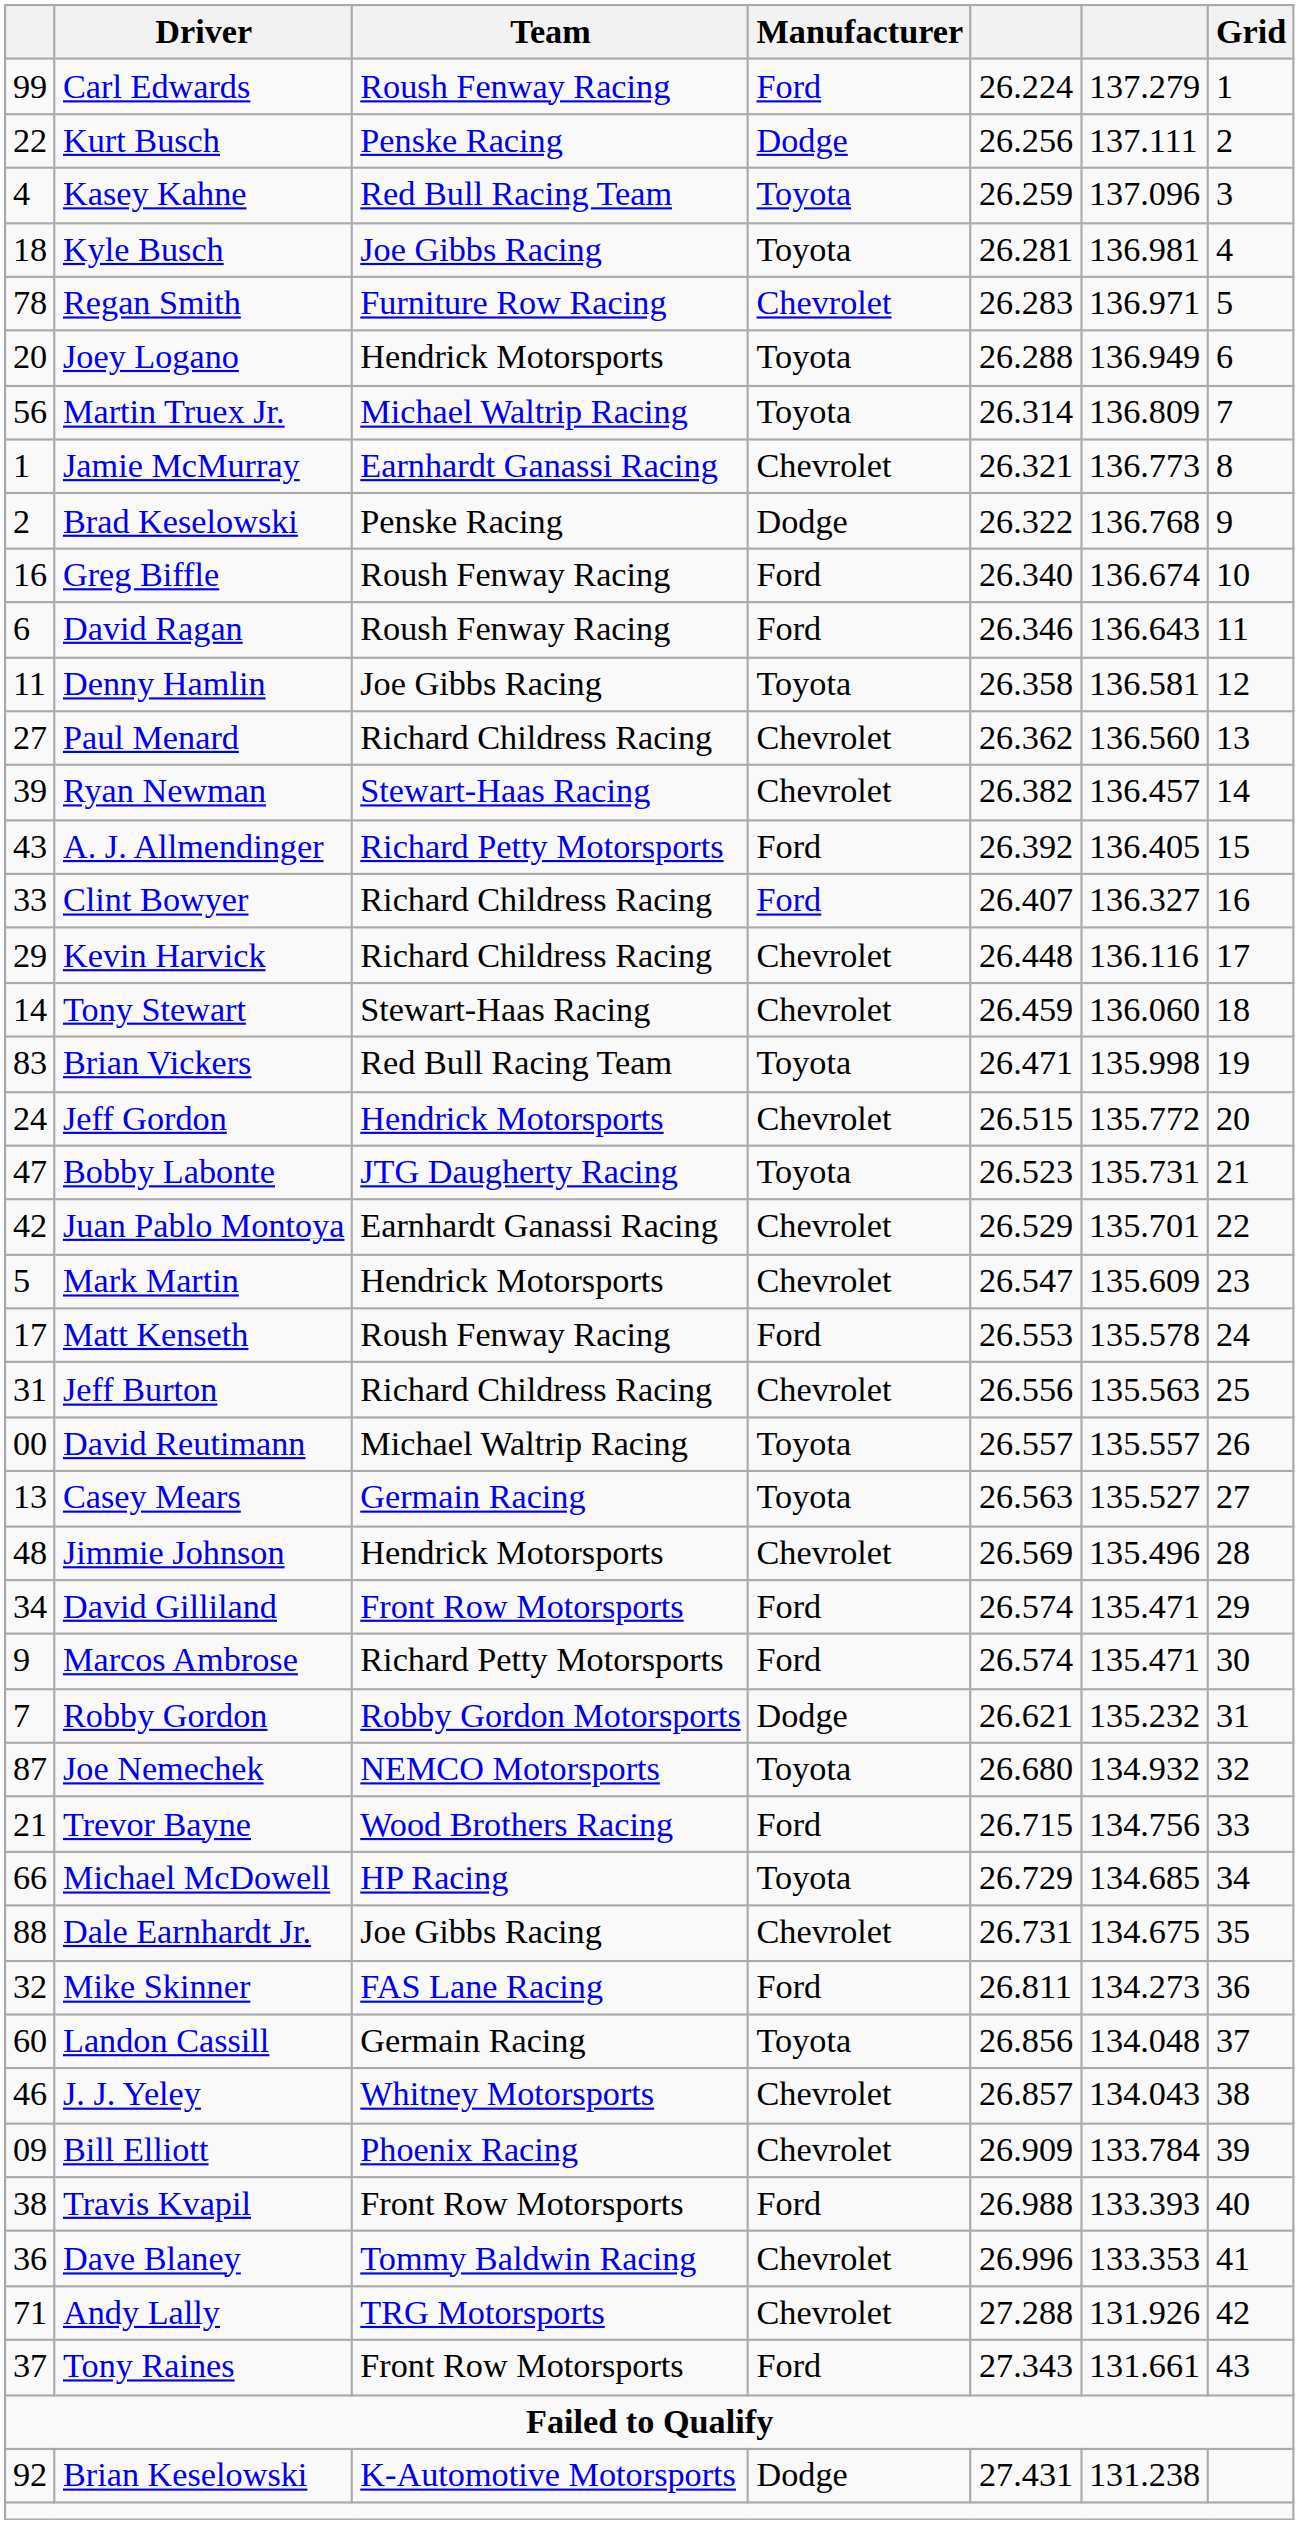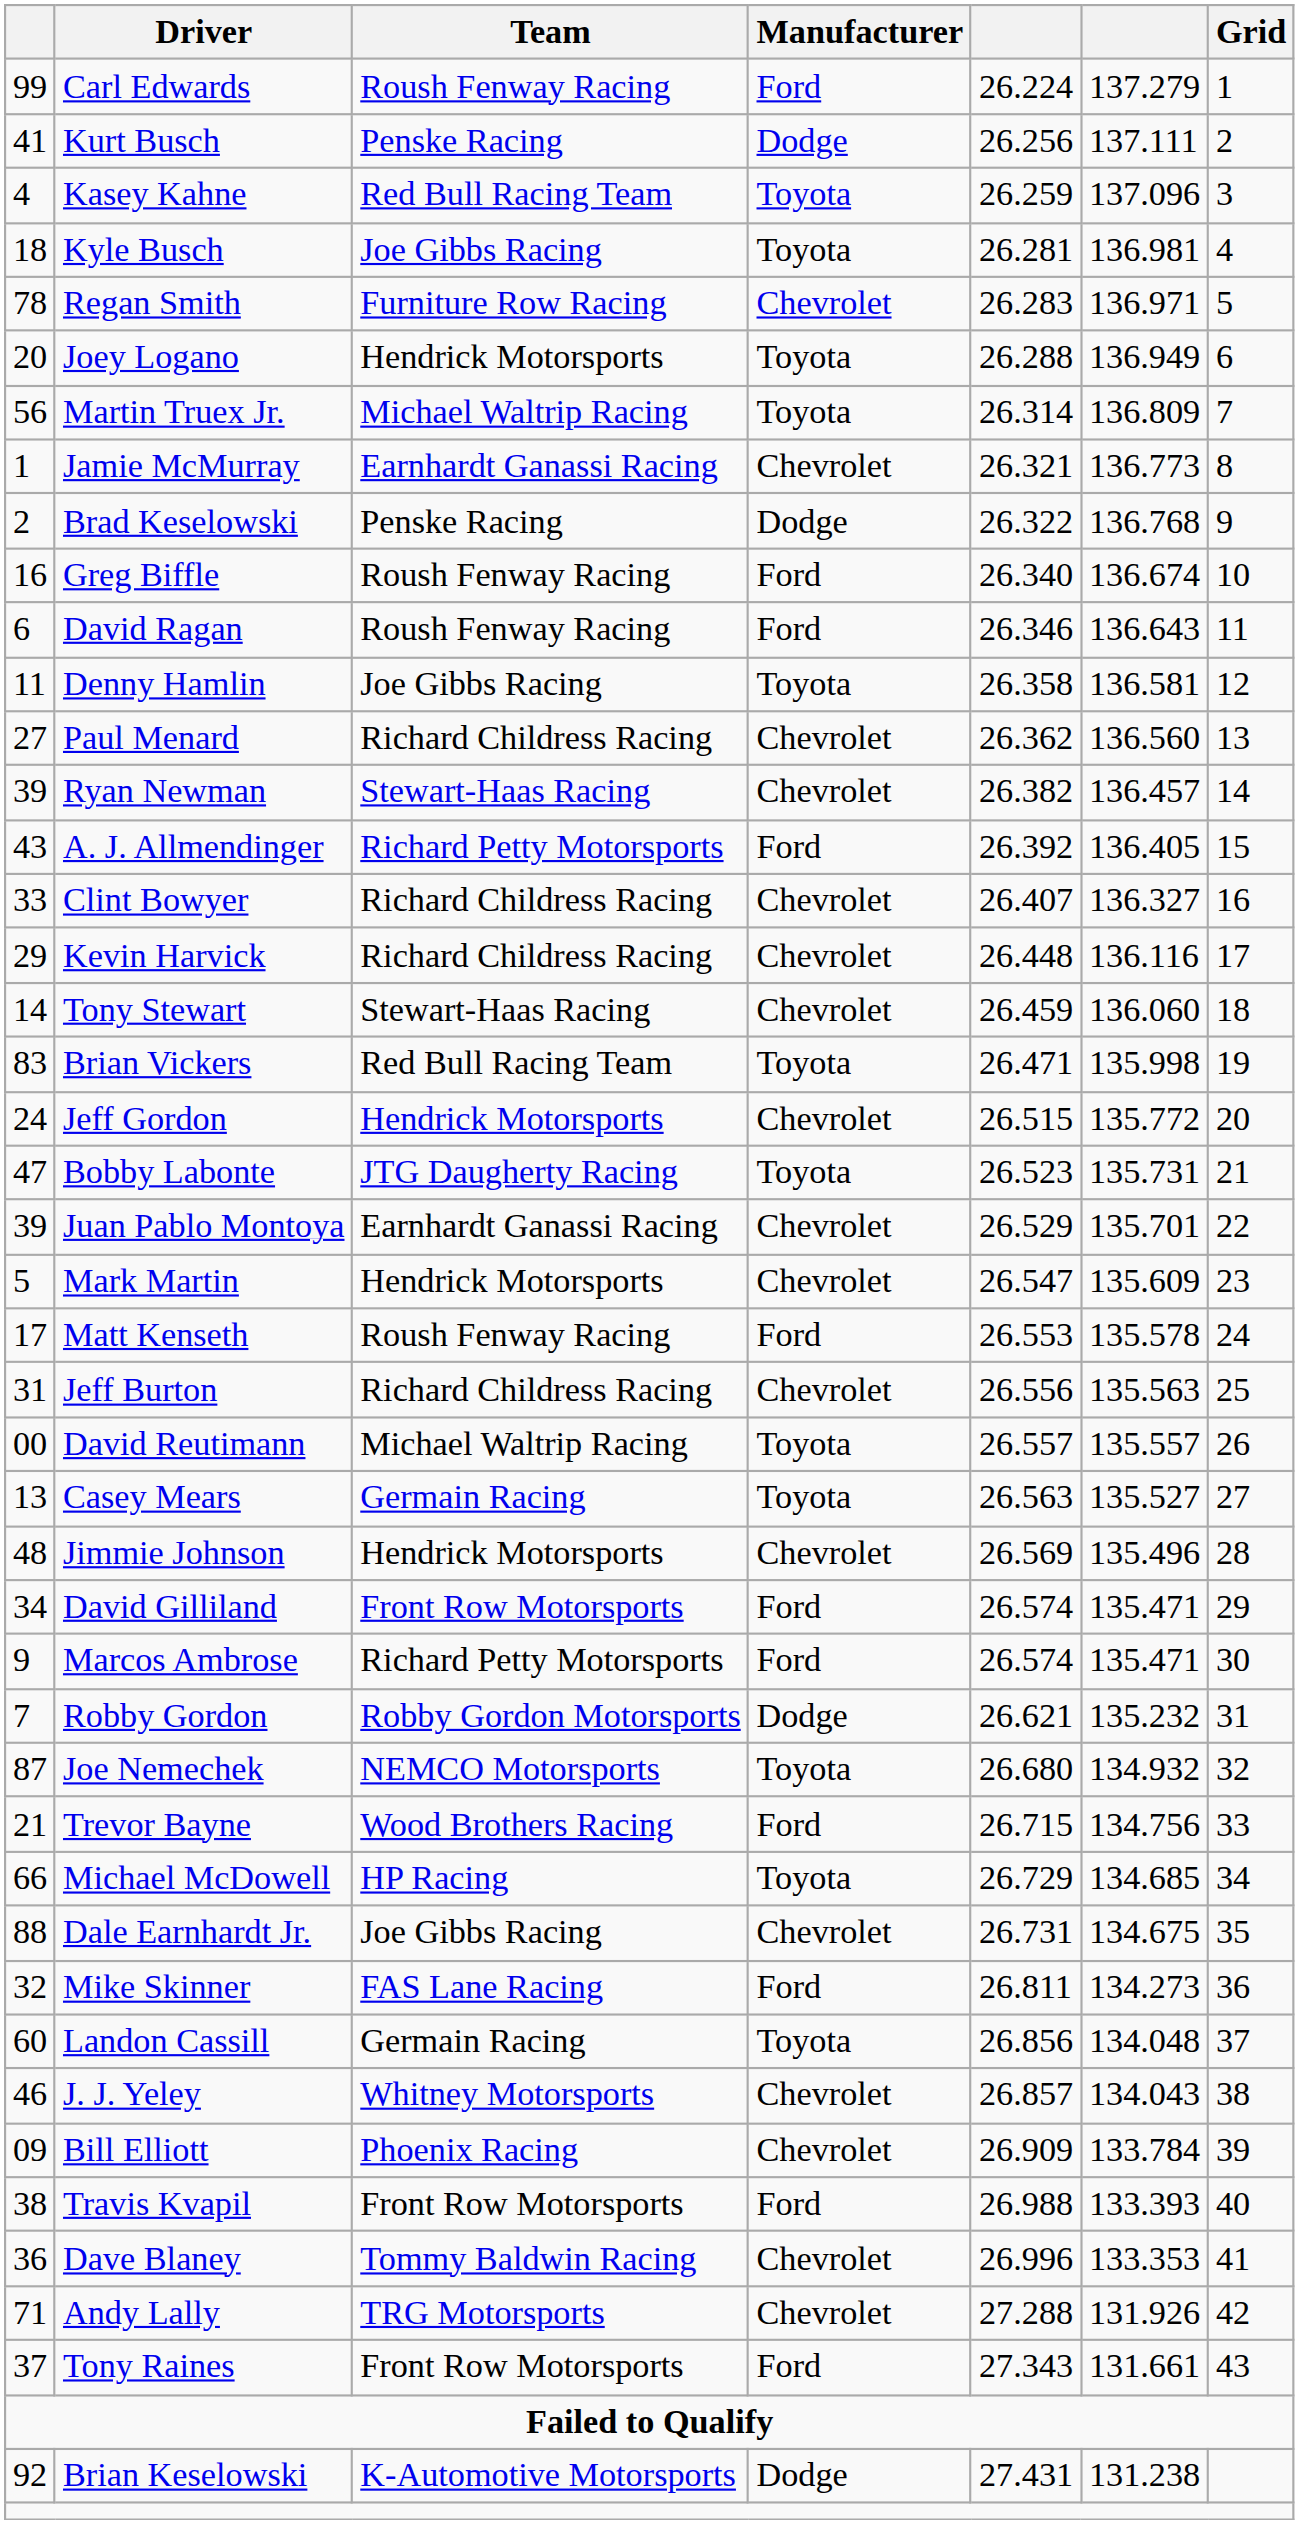(30, 140) 22 -> (30, 140) 41
(789, 900) Ford -> (824, 900) Chevrolet
(30, 1226) 42 -> (30, 1226) 39
